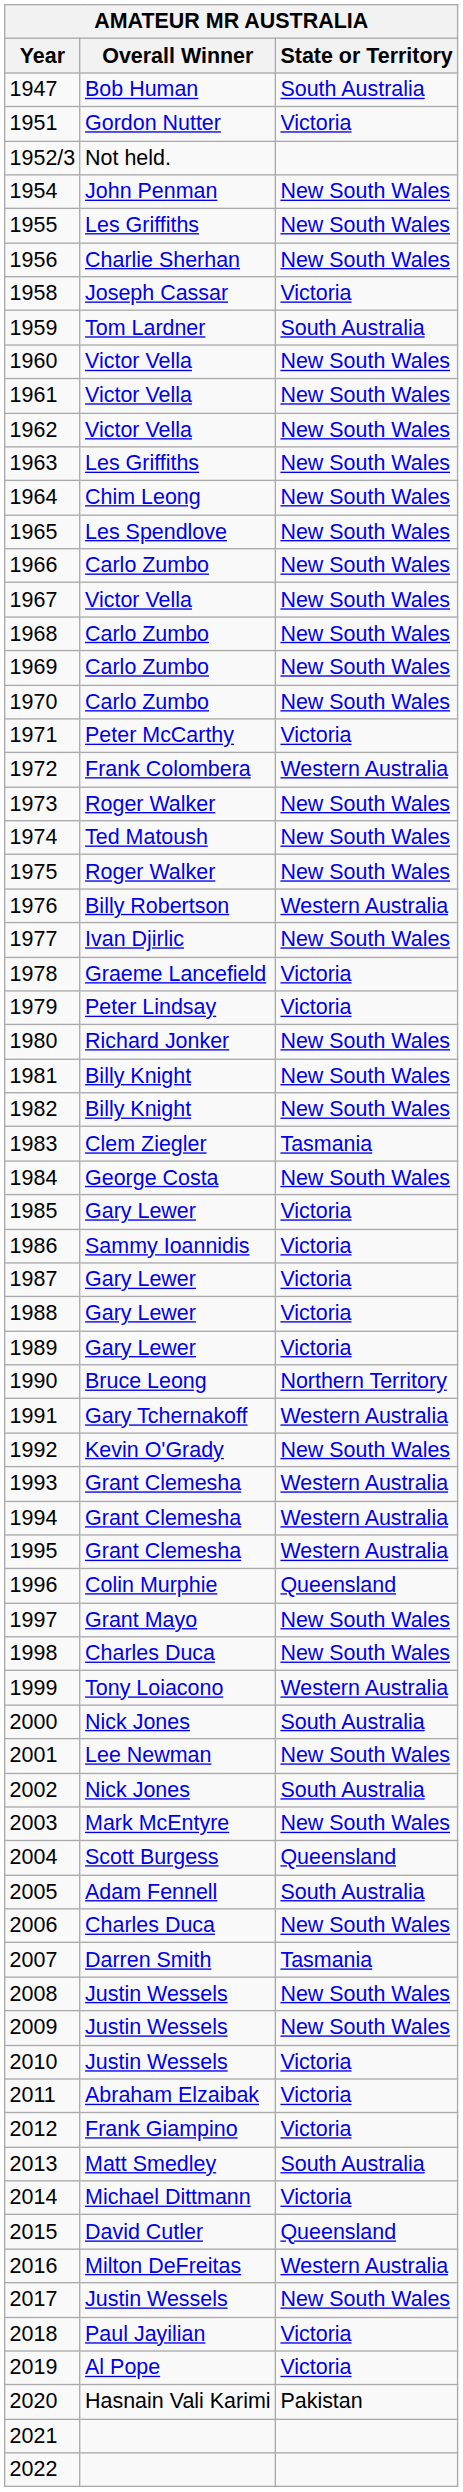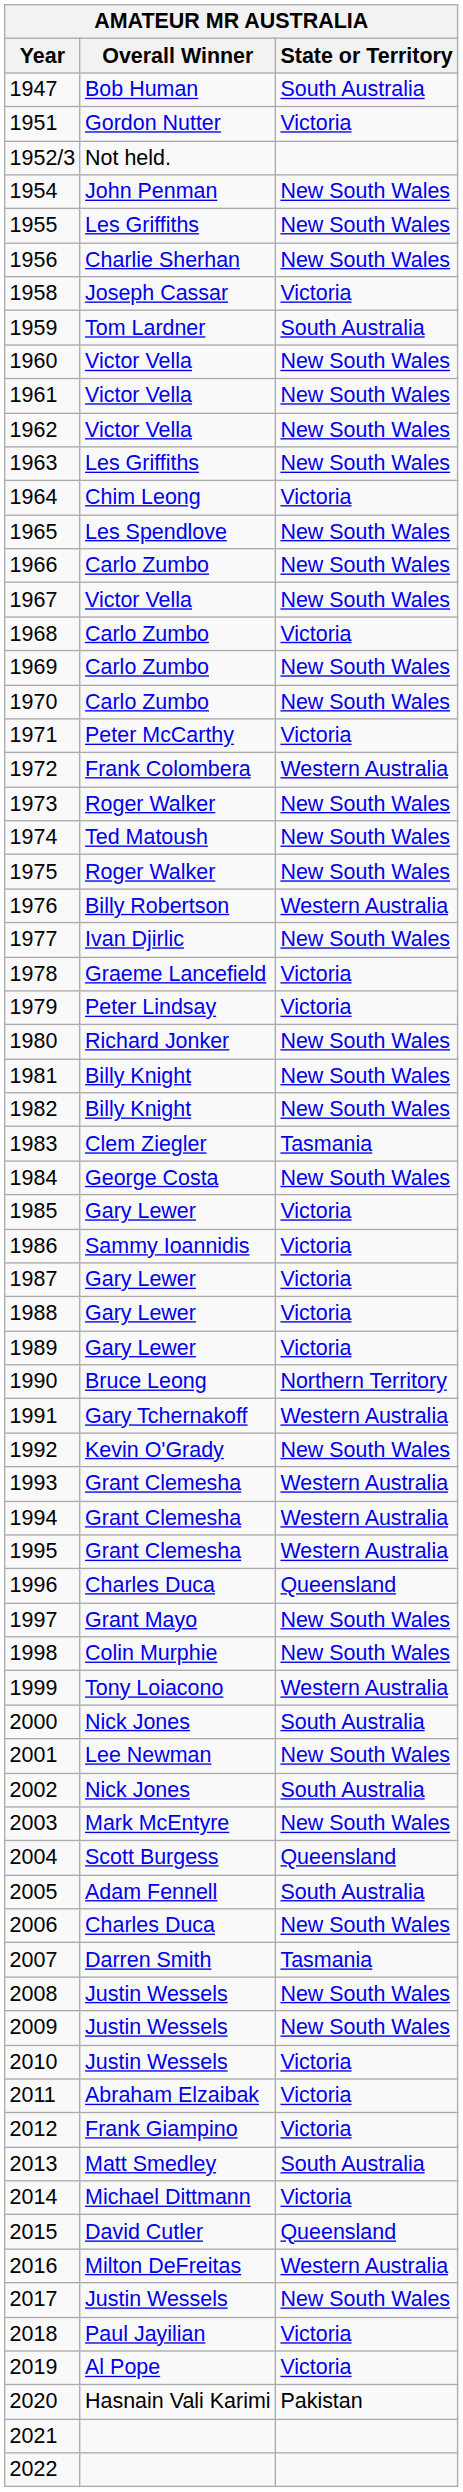(365, 497) New South Wales -> (316, 497) Victoria
(365, 633) New South Wales -> (316, 633) Victoria
(151, 1585) Colin Murphie -> (150, 1585) Charles Duca
(150, 1653) Charles Duca -> (151, 1653) Colin Murphie
